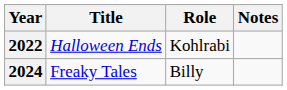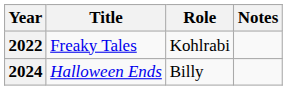(106, 44) Halloween Ends -> (93, 44) Freaky Tales
(93, 71) Freaky Tales -> (106, 71) Halloween Ends
